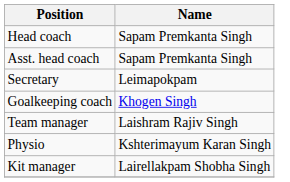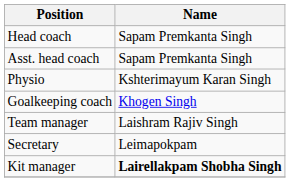rows swapped: (33, 79) <-> (26, 144)
(194, 166) normal -> (200, 166) bold
